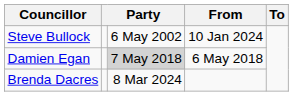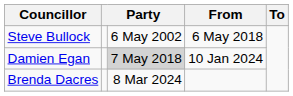(226, 36) 10 Jan 2024 -> (227, 36) 6 May 2018
(227, 58) 6 May 2018 -> (226, 58) 10 Jan 2024
